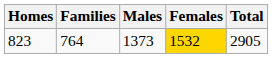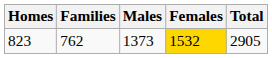(72, 41) 764 -> (72, 41) 762
